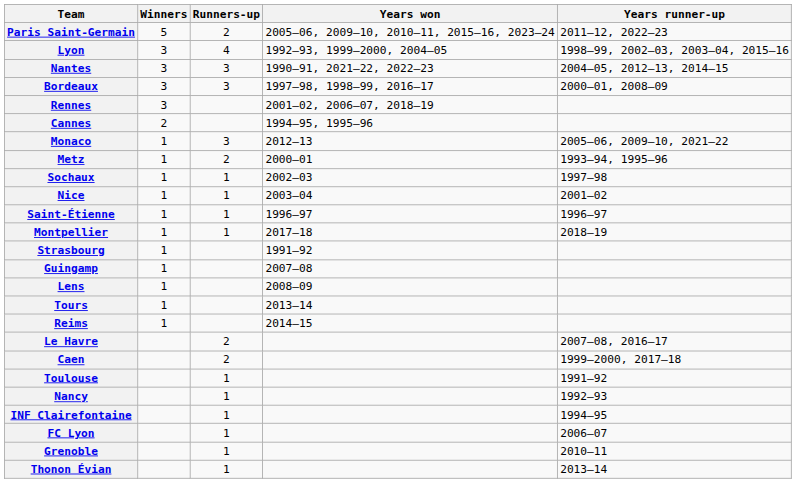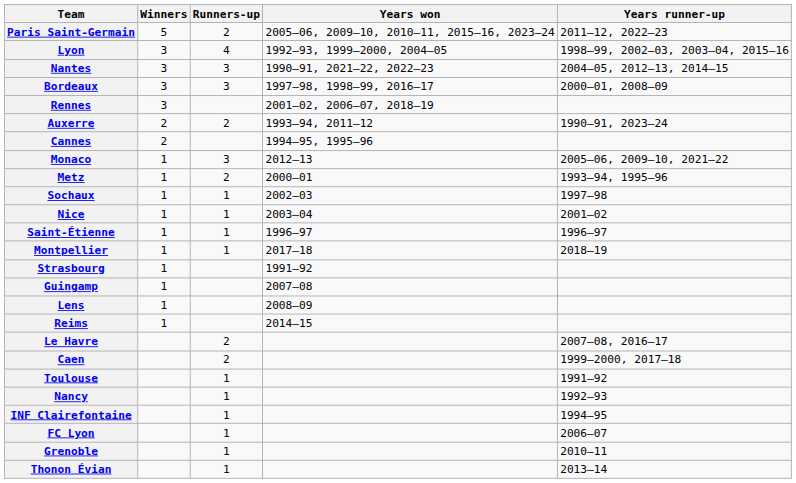+ row: (71, 123)
- row: (71, 305)
